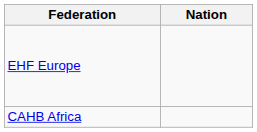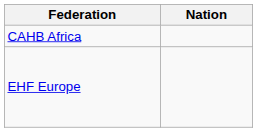rows swapped: (44, 116) <-> (44, 65)
